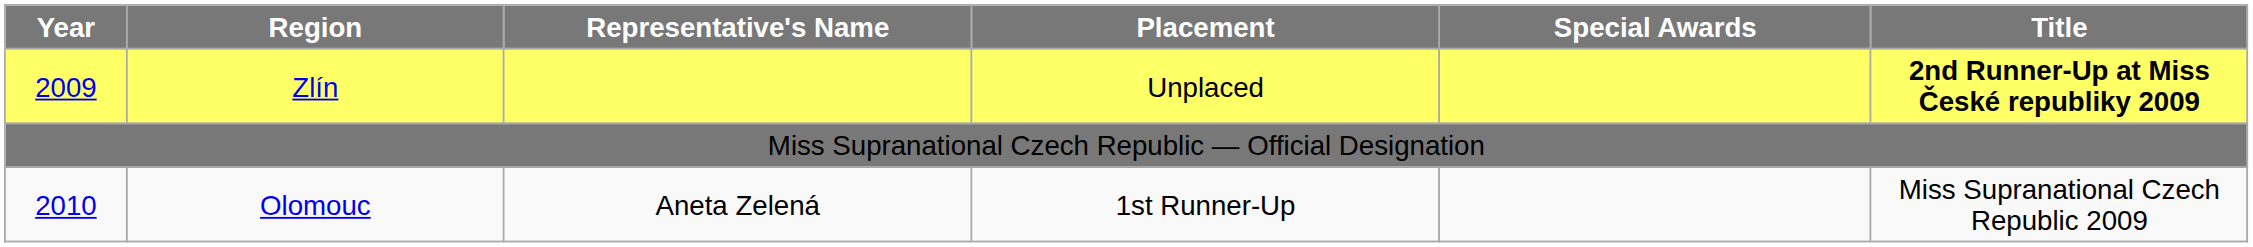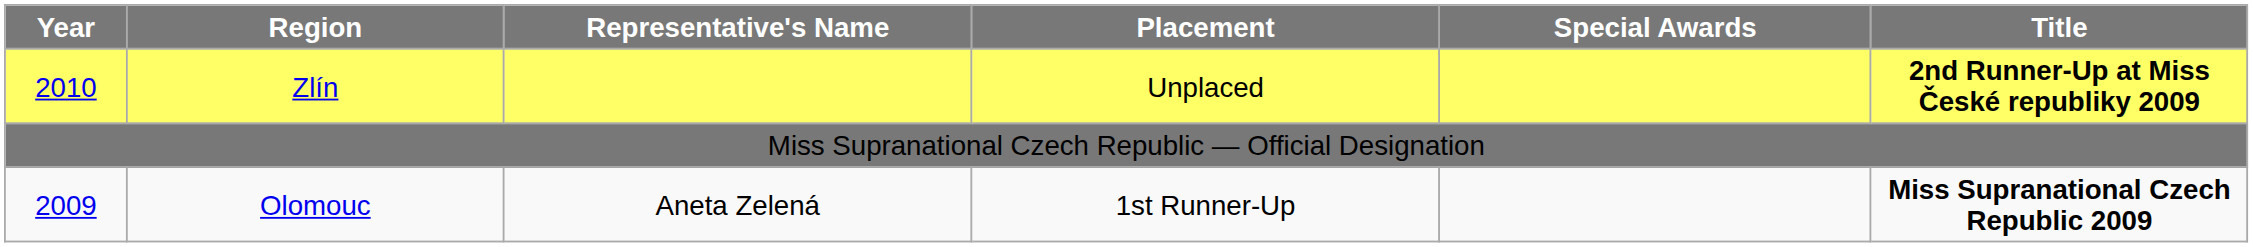(66, 86) 2009 -> (66, 86) 2010
(66, 205) 2010 -> (66, 205) 2009
(2059, 205) normal -> (2059, 205) bold
